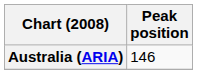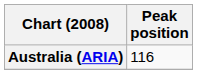(143, 57) 146 -> (142, 57) 116
